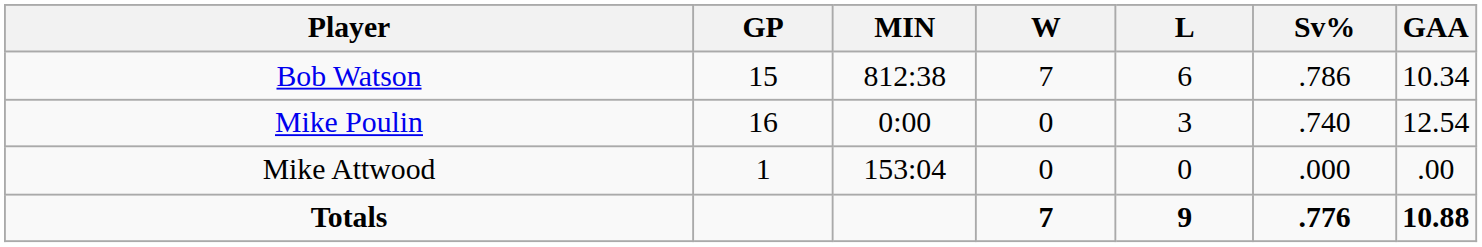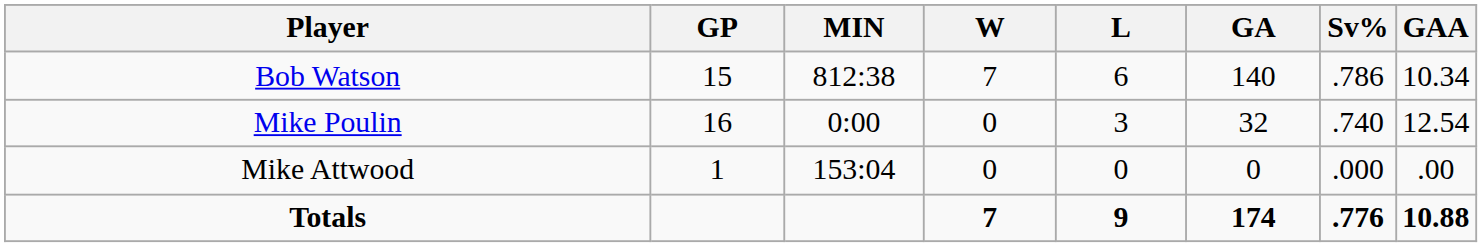+ column: (1253, 28)
